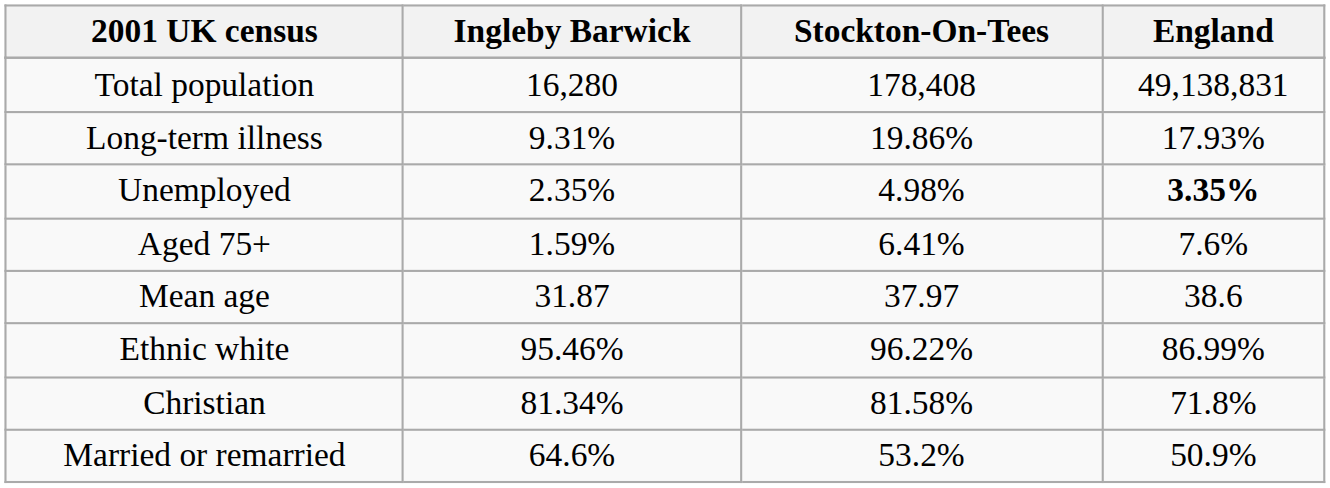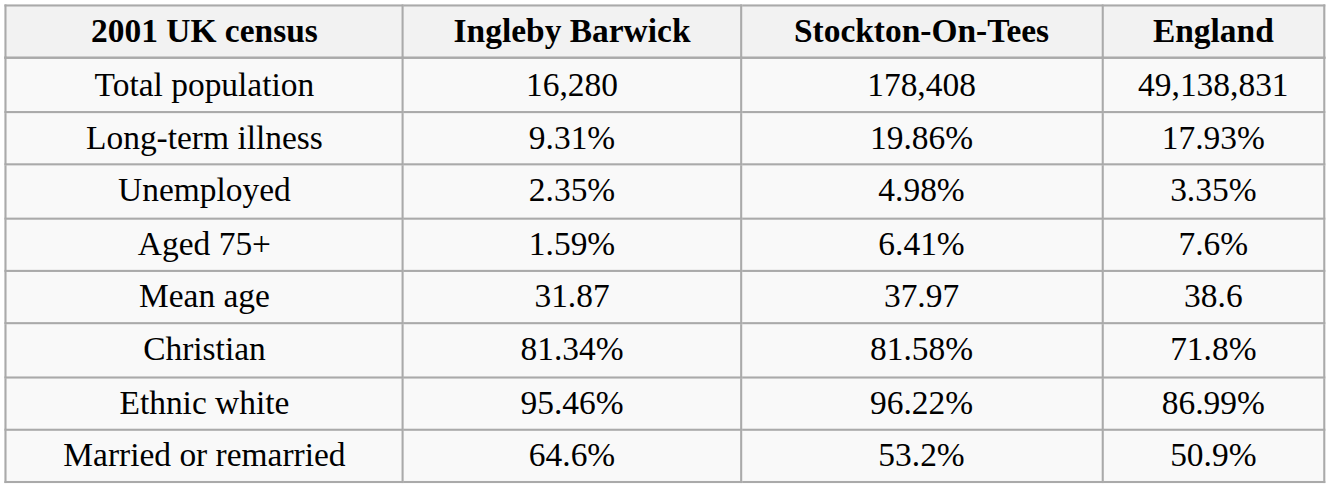(1213, 190) bold -> (1213, 190) normal
rows swapped: (204, 349) <-> (204, 402)
